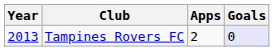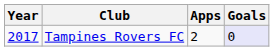(23, 36) 2013 -> (23, 36) 2017
